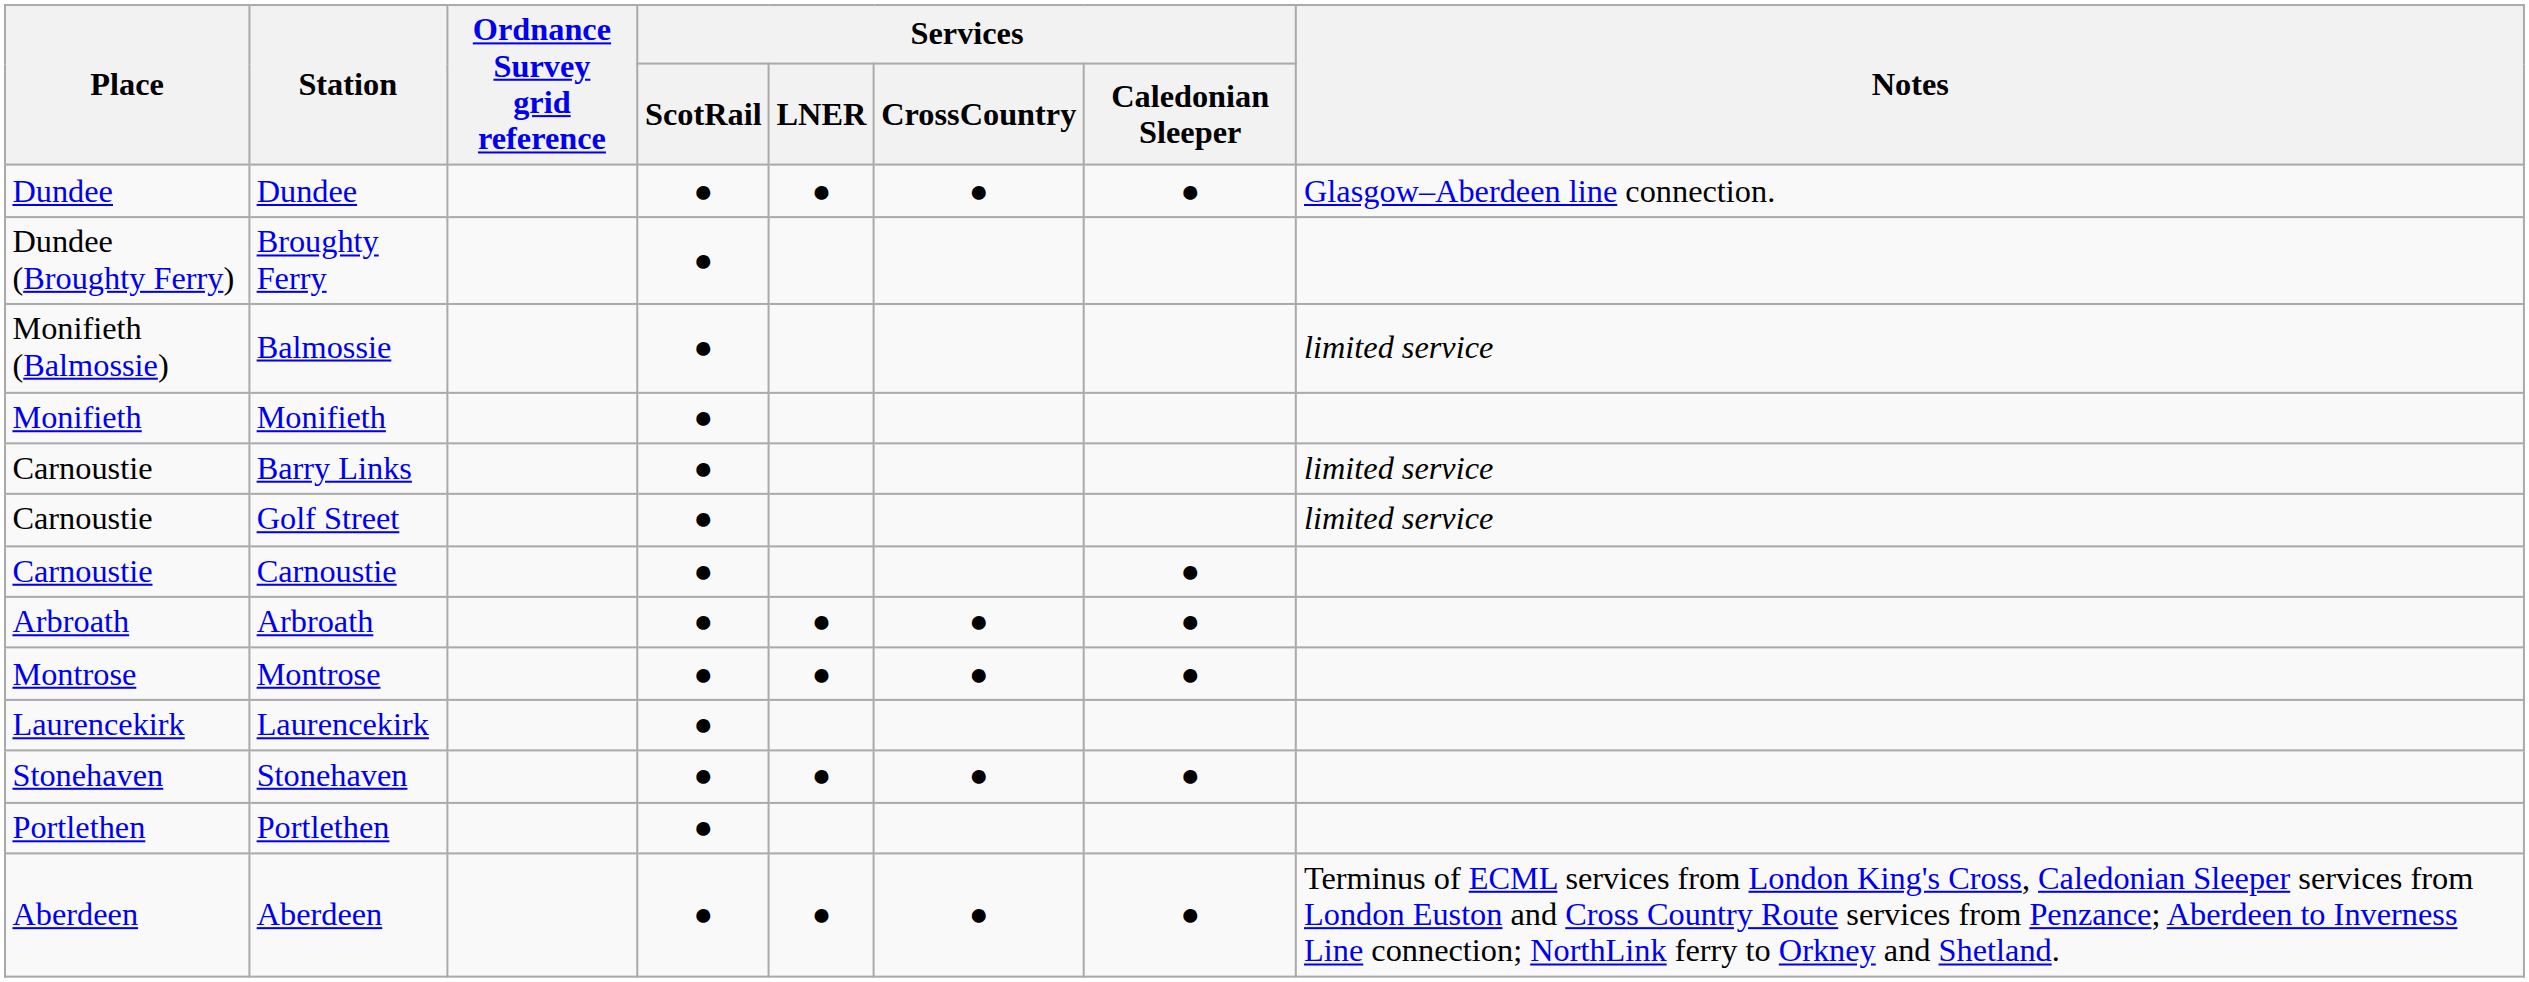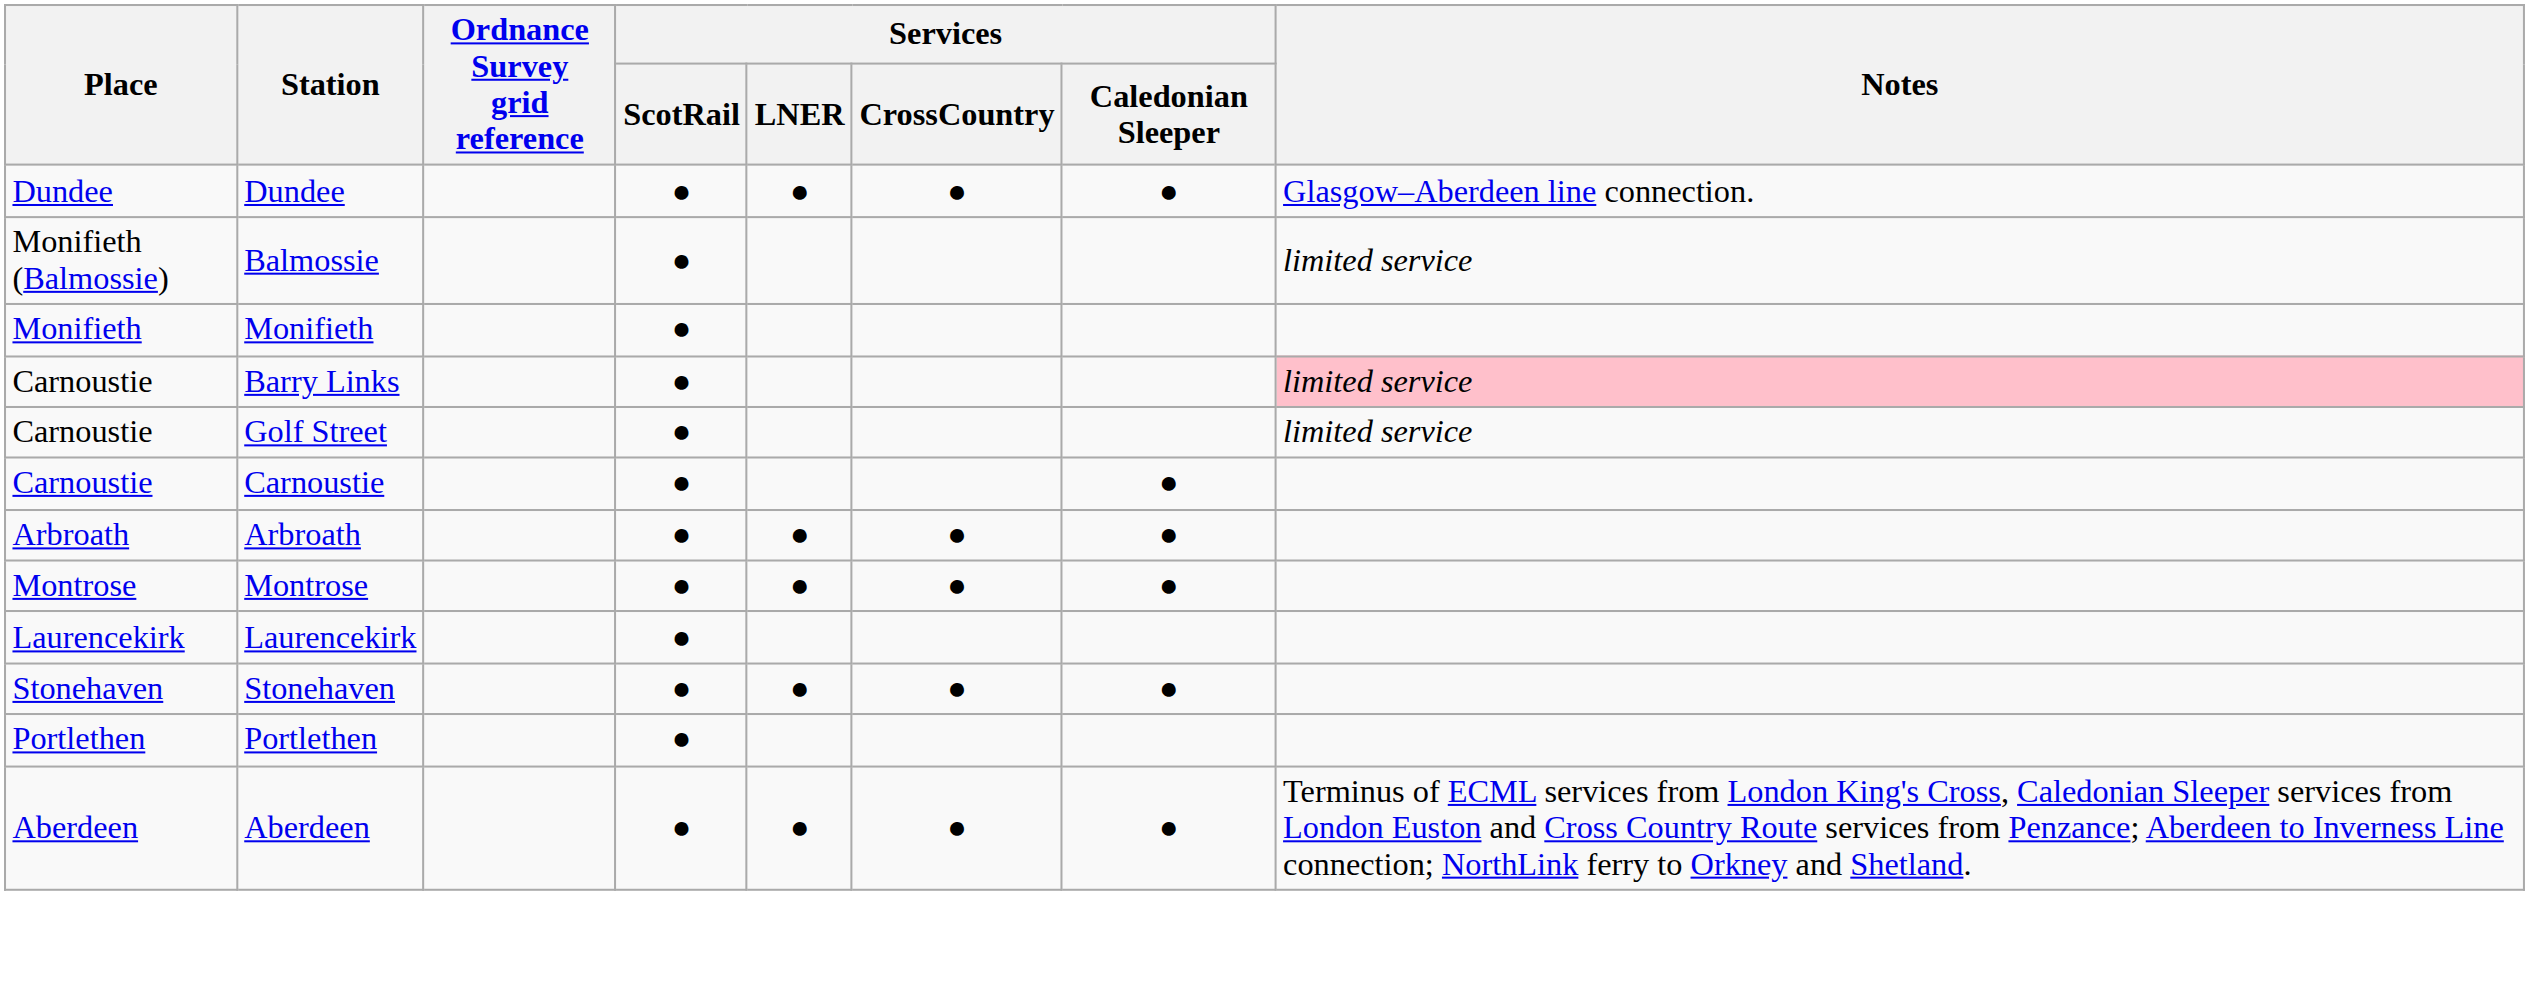- row: (318, 259)
(1399, 468) no background -> (1378, 380) pink background
